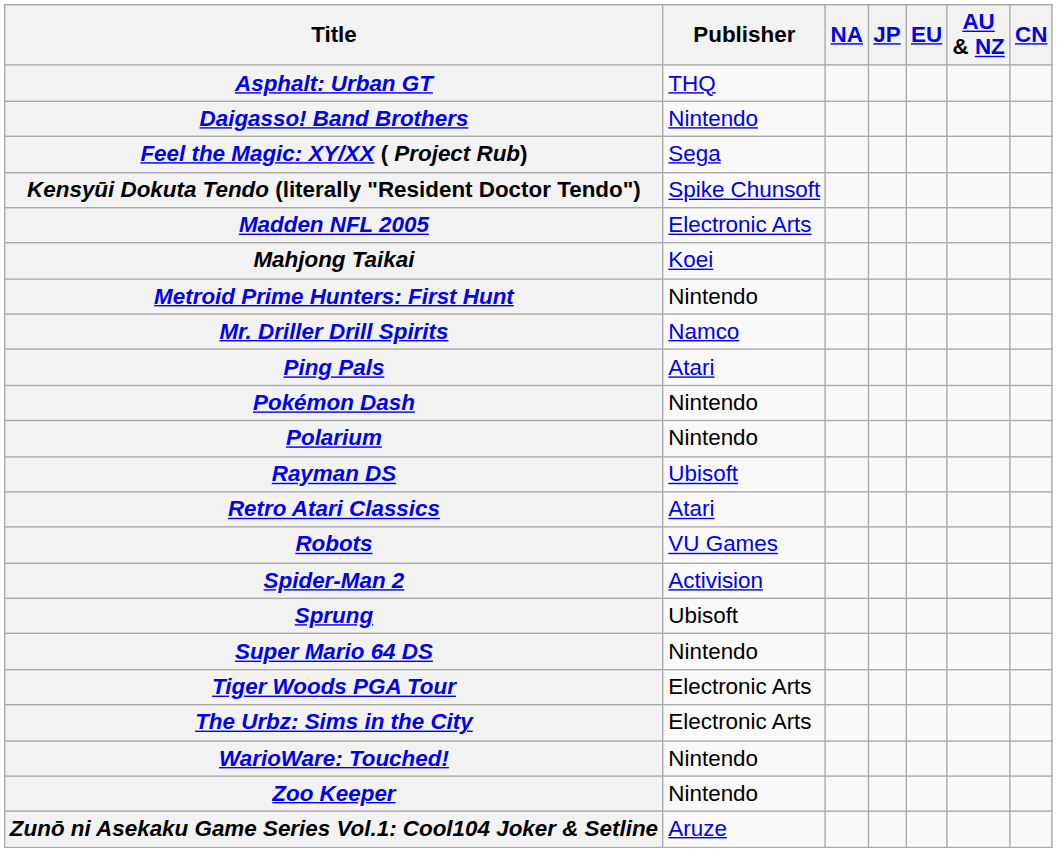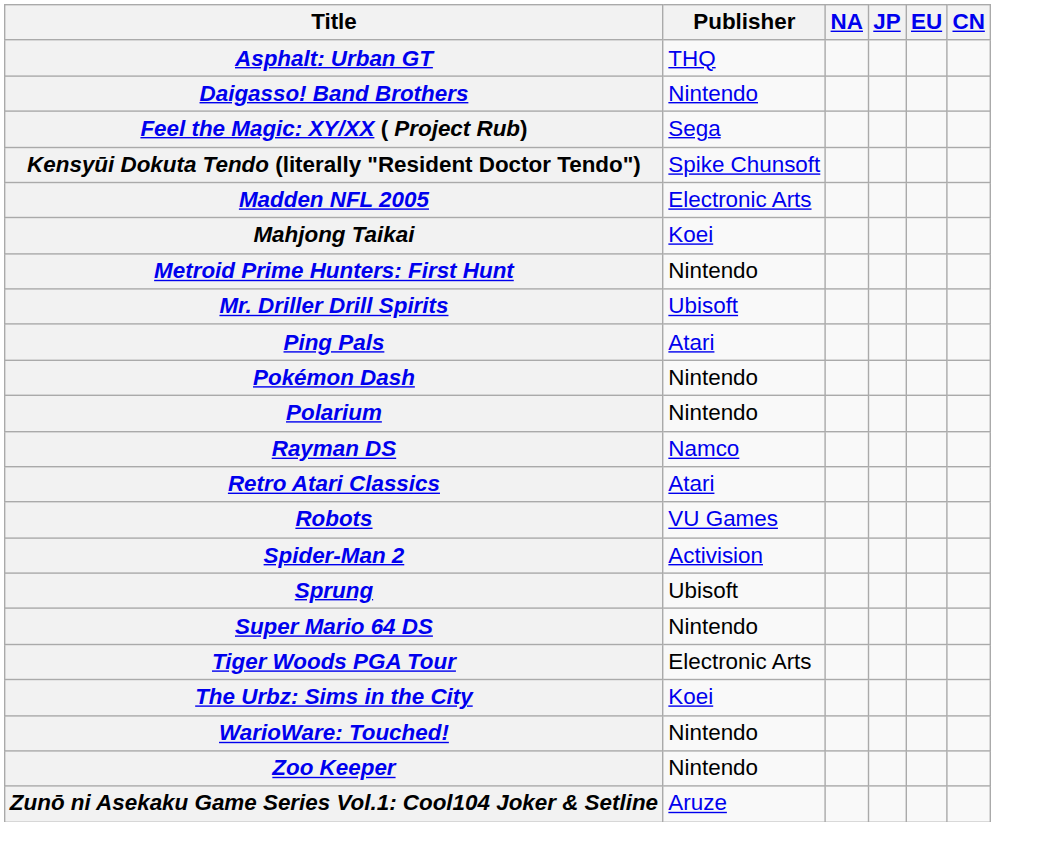- column: (979, 34)
(704, 331) Namco -> (703, 306) Ubisoft
(703, 473) Ubisoft -> (704, 448) Namco
(740, 722) Electronic Arts -> (691, 697) Koei
